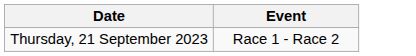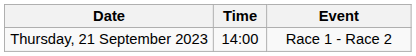+ column: (240, 16)
